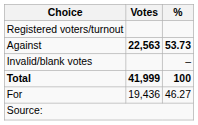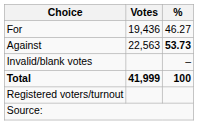rows swapped: (15, 95) <-> (65, 29)
(144, 45) bold -> (144, 45) normal
